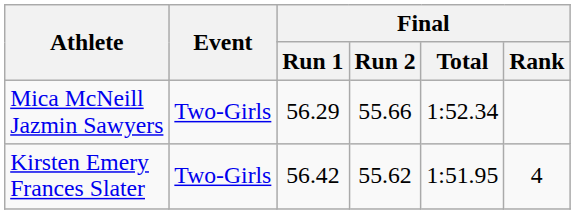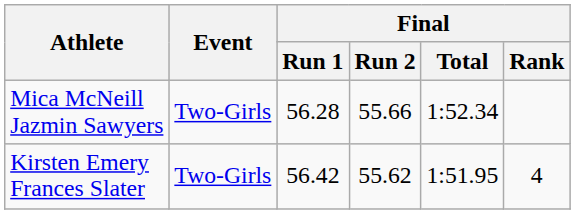(313, 111) 56.29 -> (313, 111) 56.28
